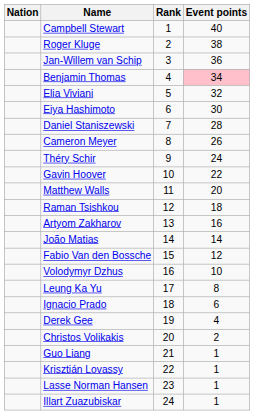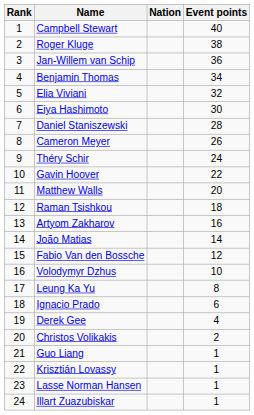columns swapped: (168, 12) <-> (23, 12)
(216, 77) pink background -> (216, 77) no background
